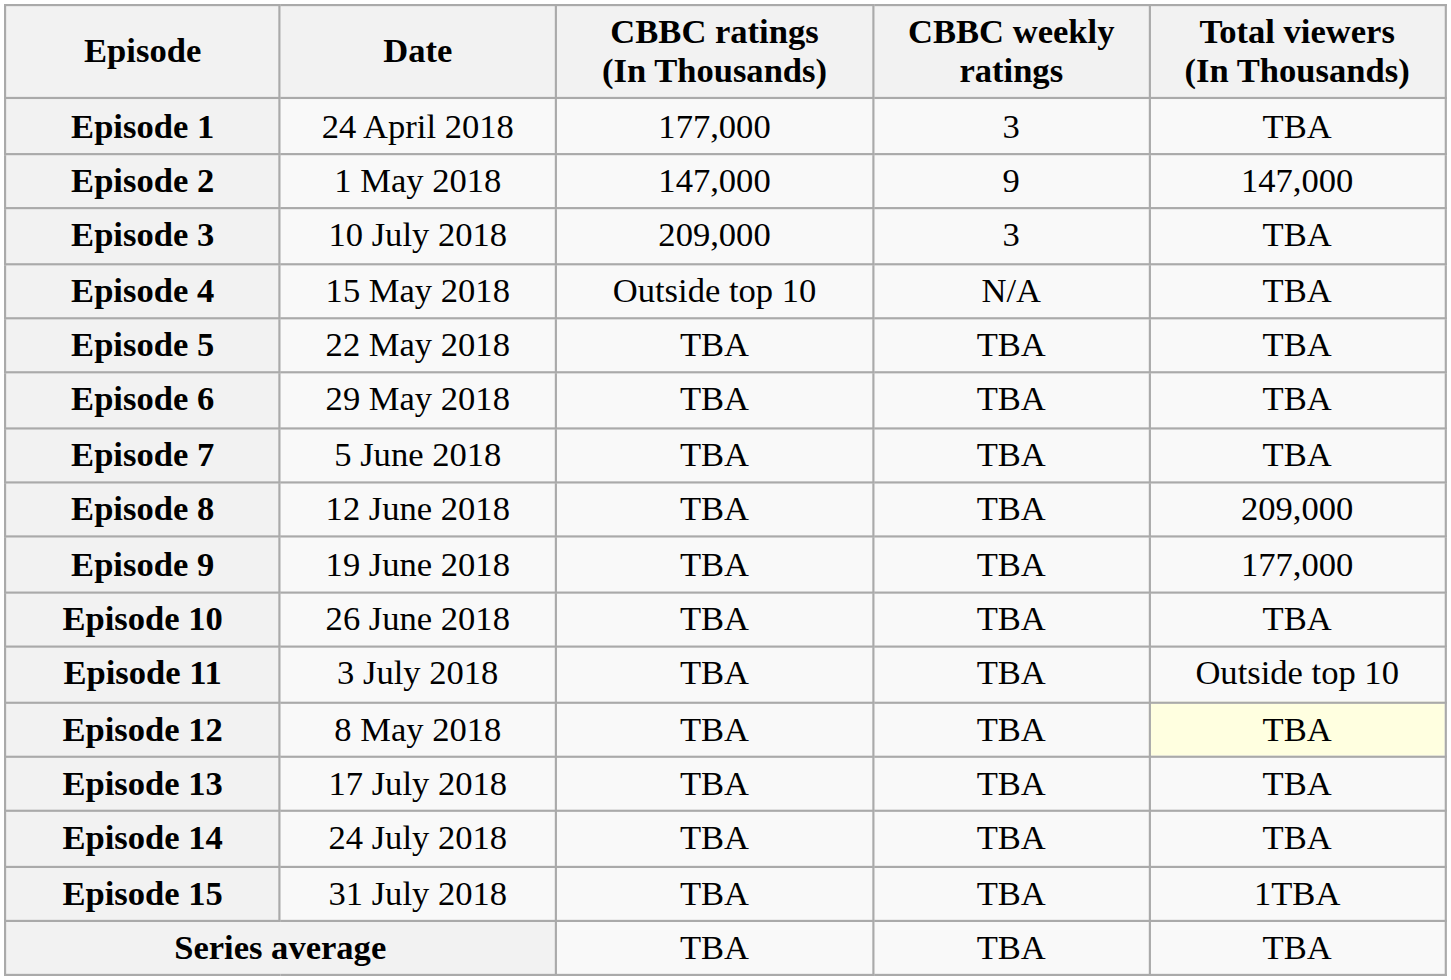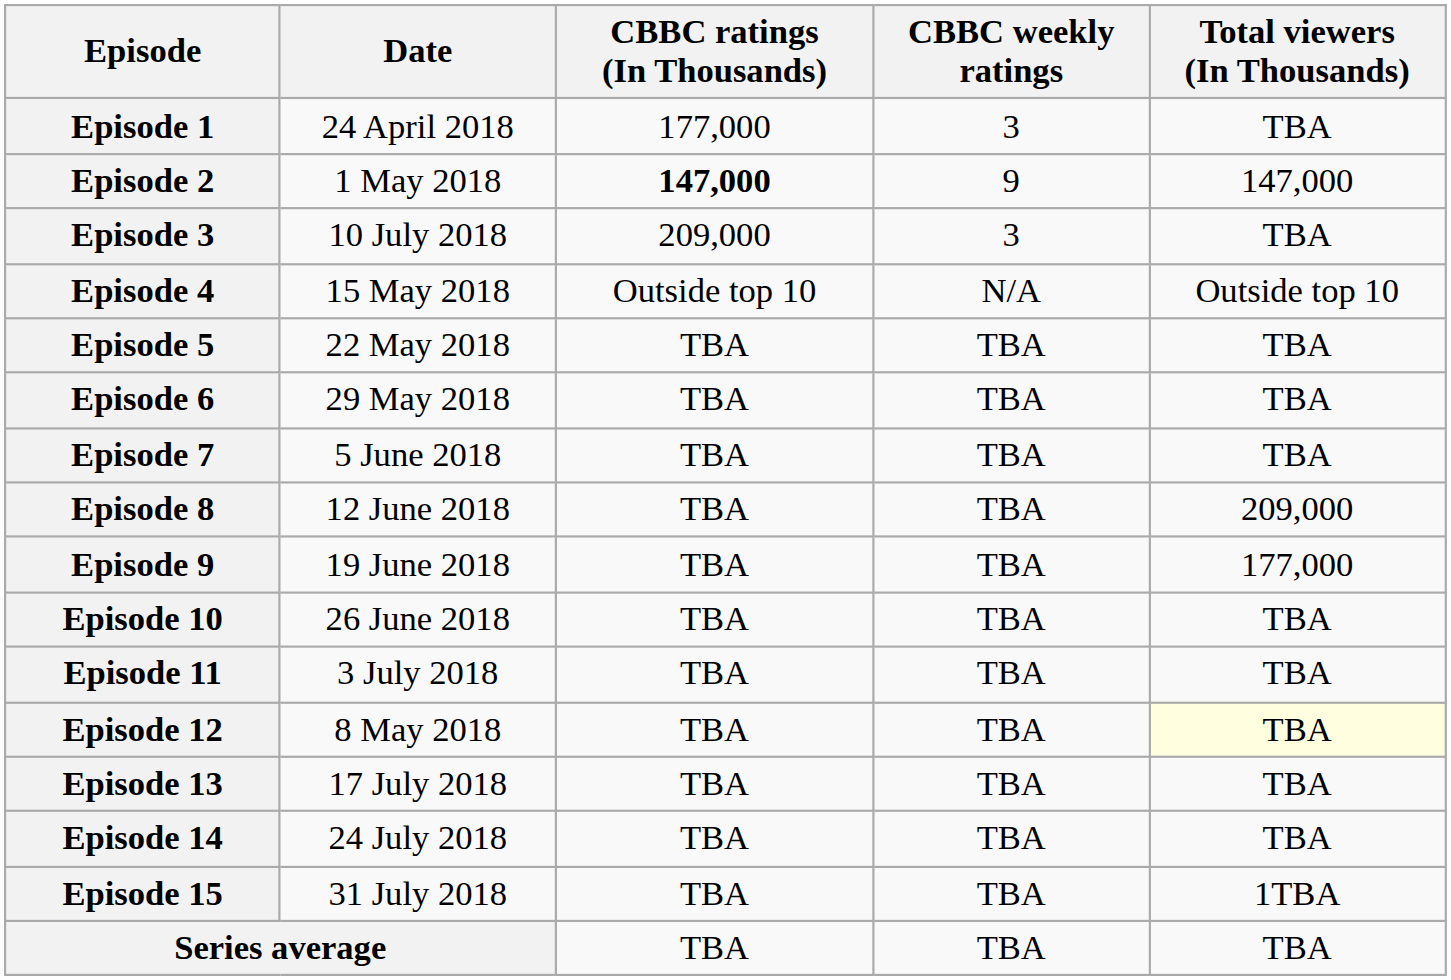(715, 180) normal -> (715, 180) bold
(1297, 290) TBA -> (1297, 290) Outside top 10
(1297, 673) Outside top 10 -> (1297, 673) TBA
